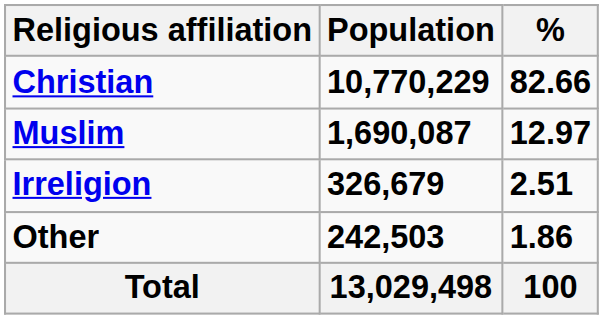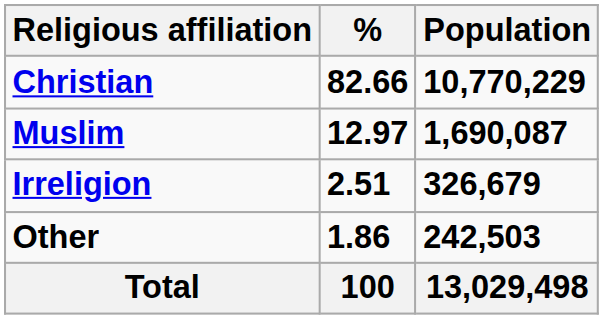columns swapped: (411, 30) <-> (550, 30)
